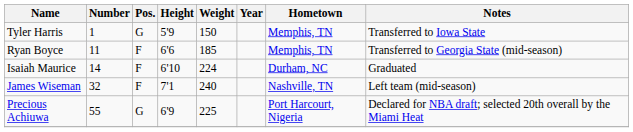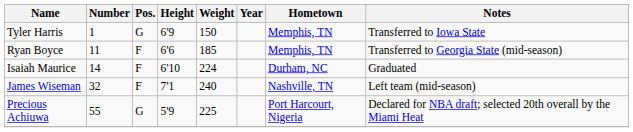(167, 31) 5'9 -> (167, 31) 6'9
(167, 111) 6'9 -> (167, 111) 5'9
